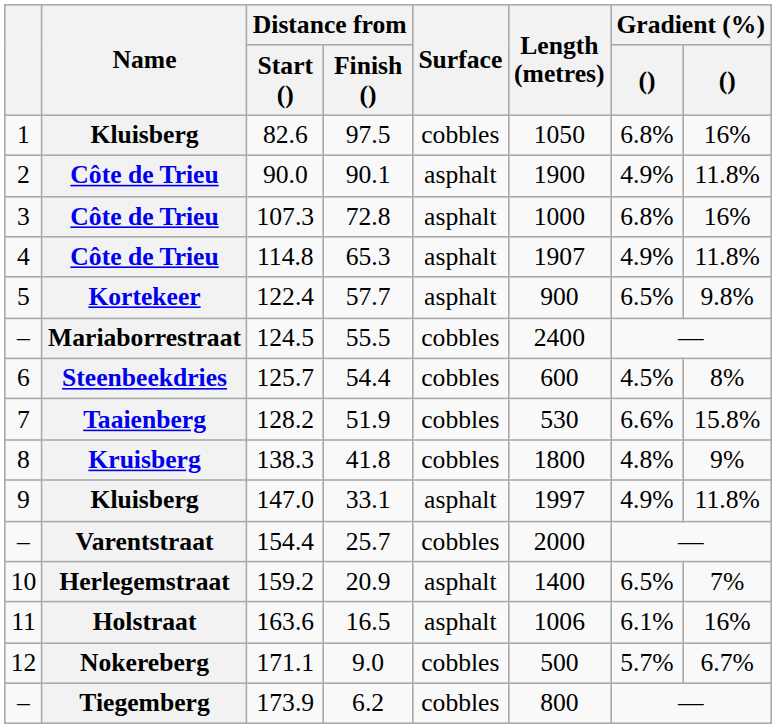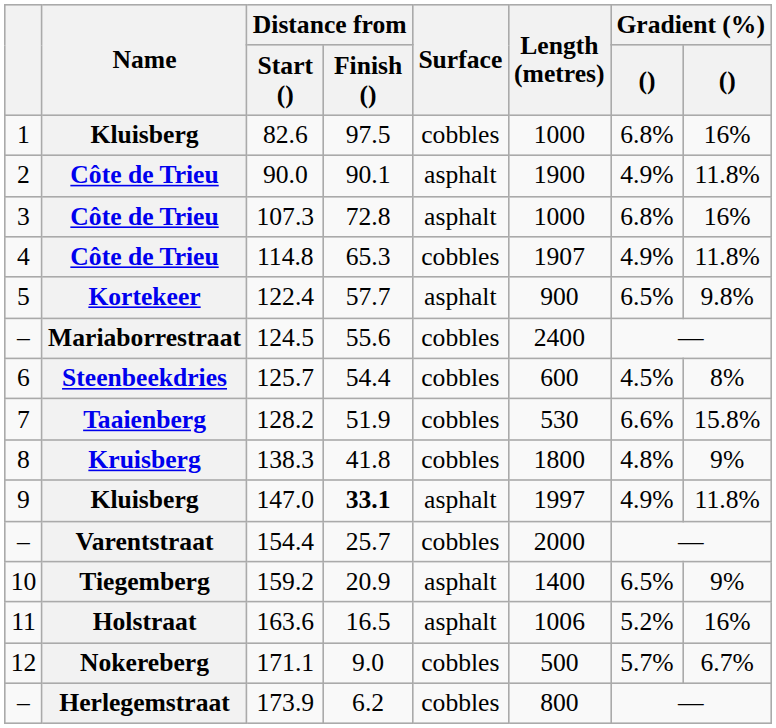(559, 134) 1050 -> (559, 134) 1000
(460, 256) asphalt -> (460, 256) cobbles
(368, 337) 55.5 -> (368, 337) 55.6
(368, 500) normal -> (368, 500) bold
(145, 581) Herlegemstraat -> (145, 581) Tiegemberg
(727, 581) 7% -> (727, 581) 9%
(647, 622) 6.1% -> (647, 622) 5.2%
(145, 703) Tiegemberg -> (145, 703) Herlegemstraat
